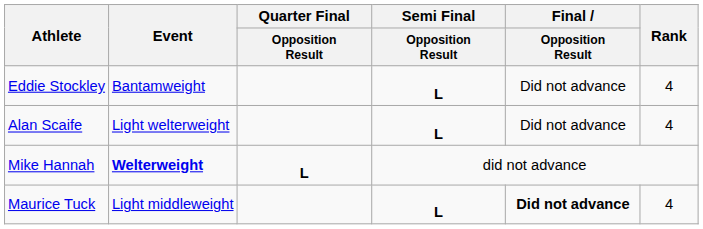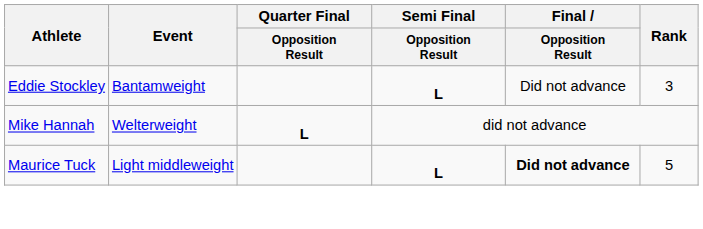(669, 86) 4 -> (669, 86) 3
- row: (45, 126)
(157, 165) bold -> (154, 126) normal
(669, 205) 4 -> (669, 165) 5
